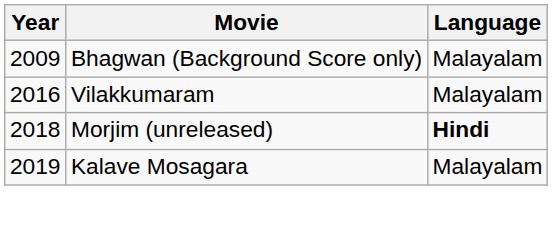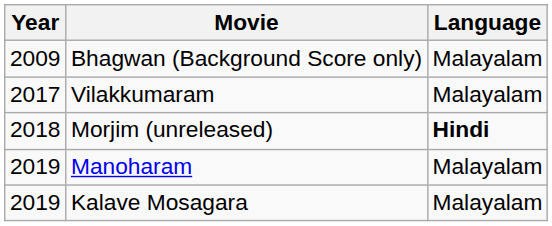(35, 94) 2016 -> (35, 94) 2017
+ row: (132, 166)
